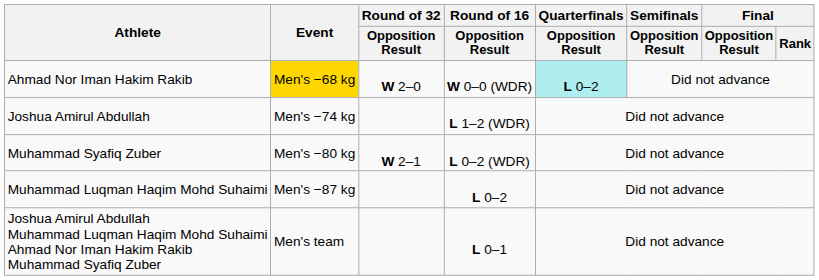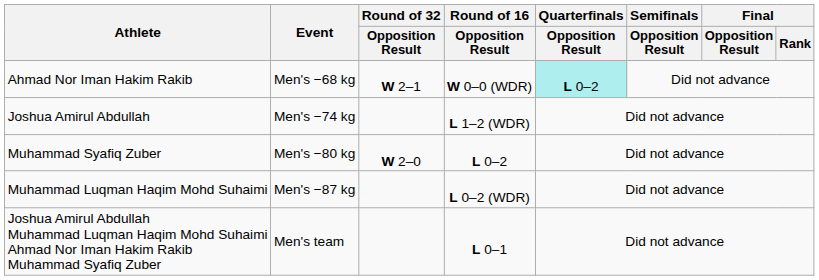(315, 80) gold background -> (315, 80) no background
(401, 87) W 2–0 -> (401, 87) W 2–1
(401, 161) W 2–1 -> (401, 161) W 2–0
(490, 161) L 0–2 (WDR) -> (490, 161) L 0–2
(490, 198) L 0–2 -> (490, 198) L 0–2 (WDR)
